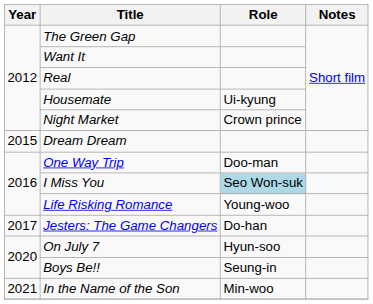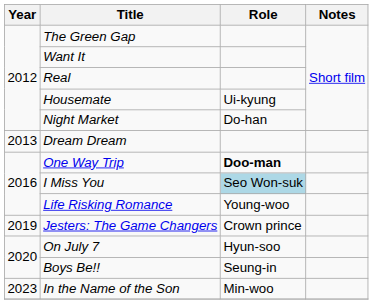(263, 120) Crown prince -> (245, 120) Do-han
(22, 141) 2015 -> (22, 141) 2013
(251, 162) normal -> (252, 162) bold
(22, 225) 2017 -> (22, 225) 2019
(245, 225) Do-han -> (263, 225) Crown prince
(22, 288) 2021 -> (22, 288) 2023
